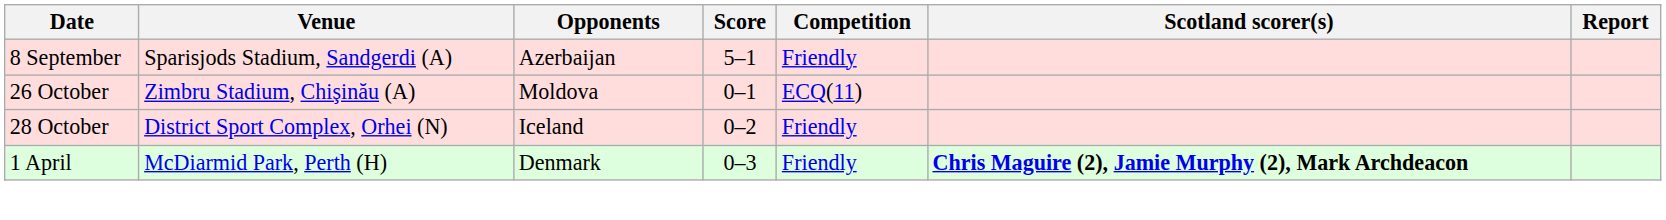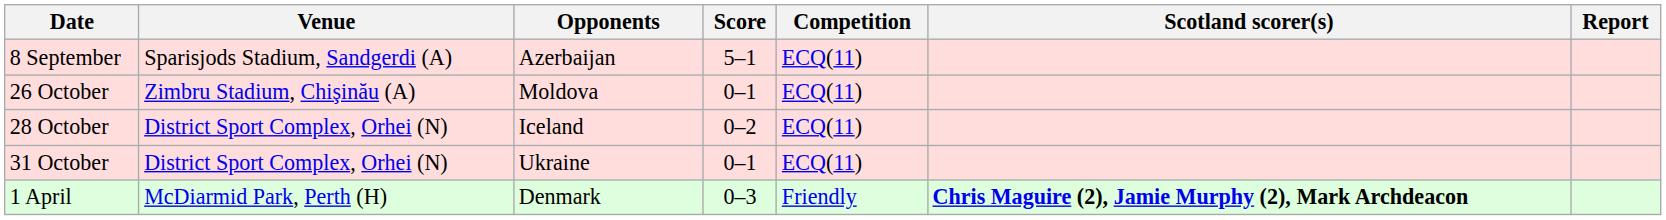(819, 57) Friendly -> (822, 57) ECQ(11)
(819, 127) Friendly -> (822, 127) ECQ(11)
+ row: (59, 162)
